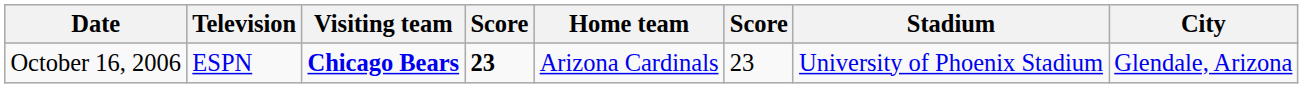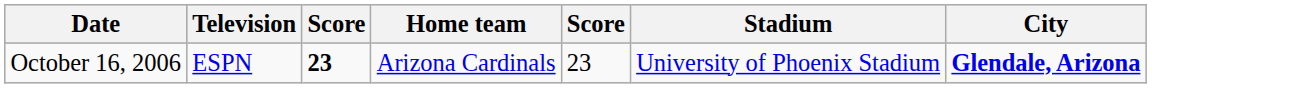- column: (383, 23)
(1203, 62) normal -> (1046, 62) bold
